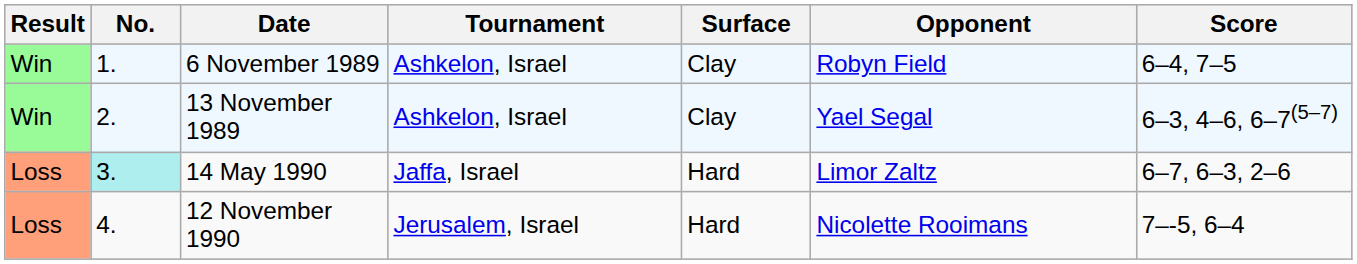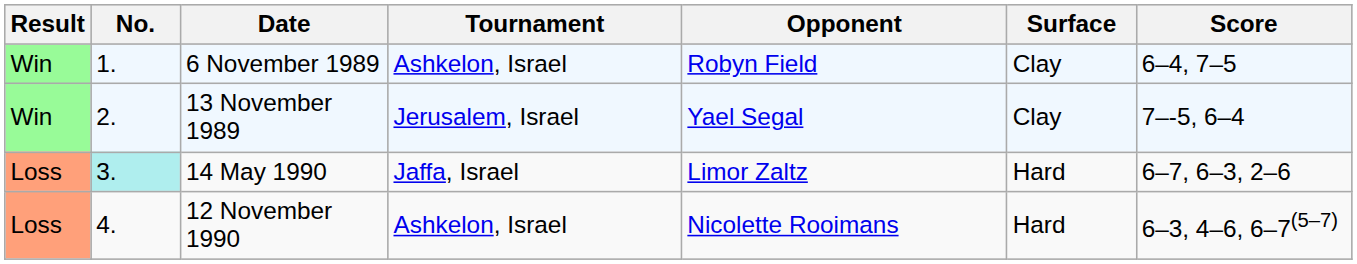columns swapped: (746, 23) <-> (973, 23)
(480, 117) Ashkelon, Israel -> (486, 117) Jerusalem, Israel
(1240, 116) 6–3, 4–6, 6–7(5–7) -> (1193, 117) 7–-5, 6–4
(486, 224) Jerusalem, Israel -> (480, 224) Ashkelon, Israel
(1193, 224) 7–-5, 6–4 -> (1240, 224) 6–3, 4–6, 6–7(5–7)
